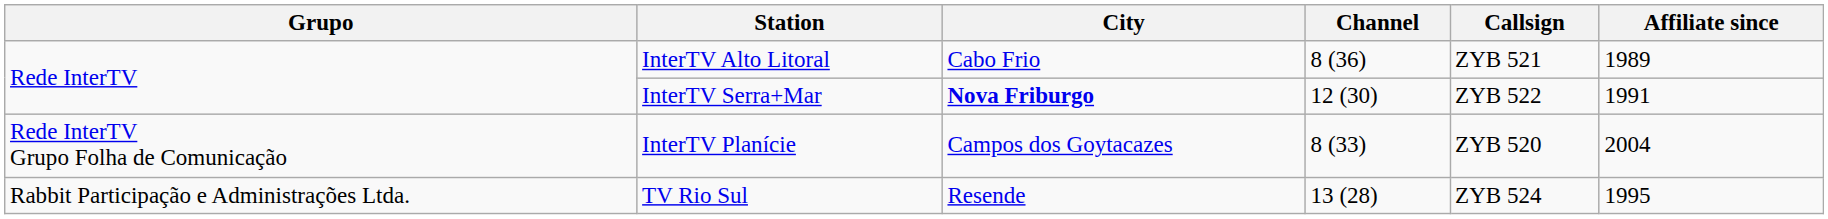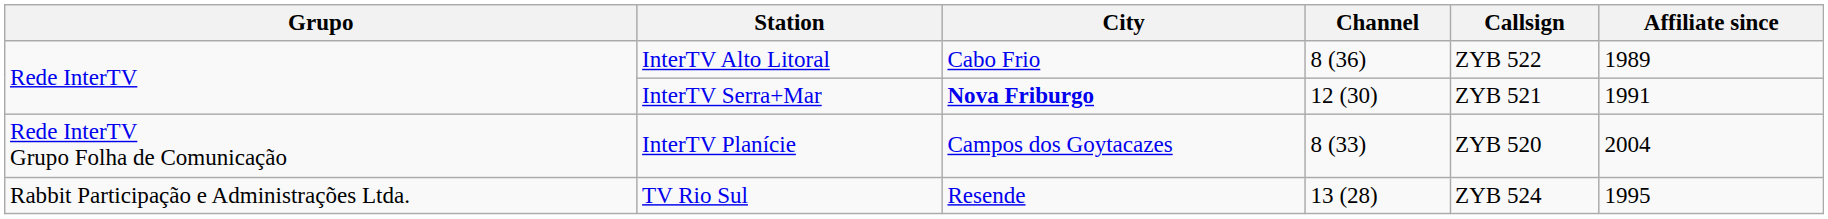(1498, 59) ZYB 521 -> (1498, 59) ZYB 522
(1498, 95) ZYB 522 -> (1498, 95) ZYB 521
